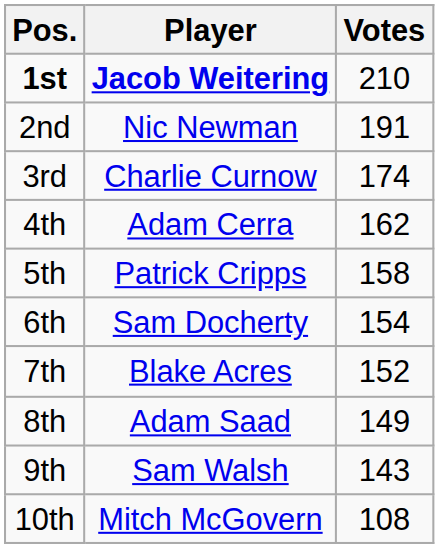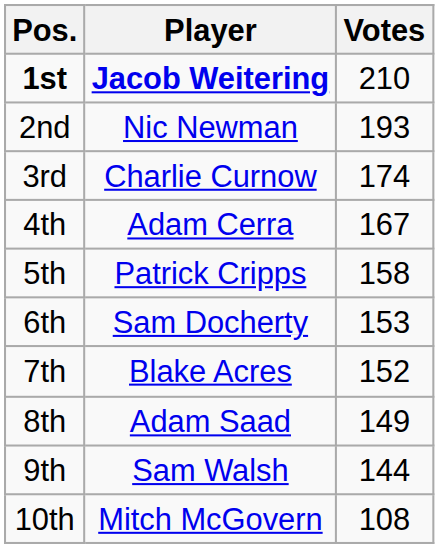(384, 127) 191 -> (384, 127) 193
(384, 225) 162 -> (384, 225) 167
(384, 323) 154 -> (384, 323) 153
(384, 469) 143 -> (384, 469) 144
